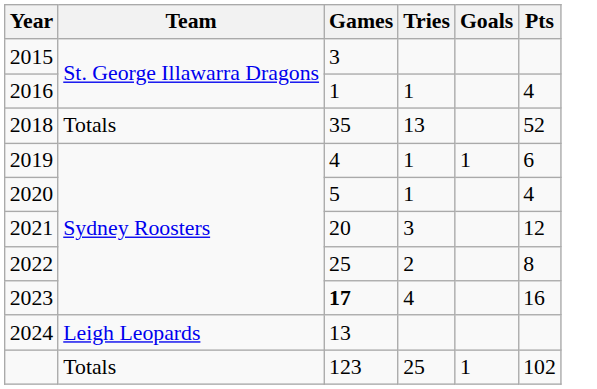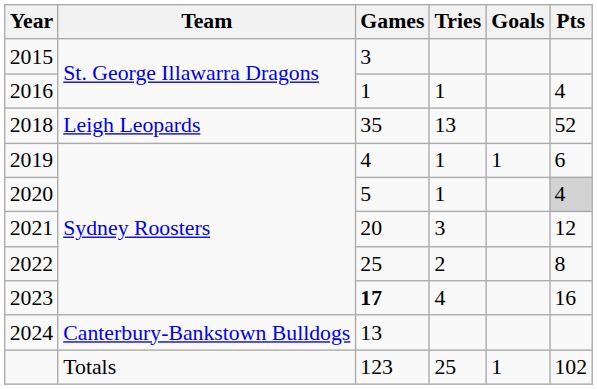(90, 125) Totals -> (132, 125) Leigh Leopards
(529, 194) no background -> (560, 194) lightgrey background
(132, 332) Leigh Leopards -> (207, 332) Canterbury-Bankstown Bulldogs
